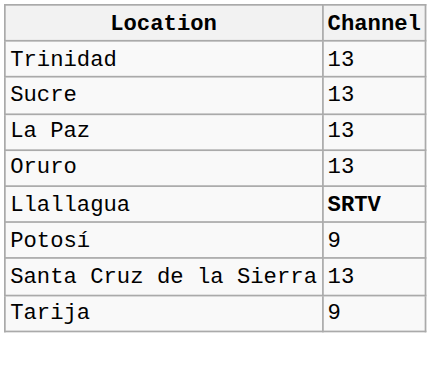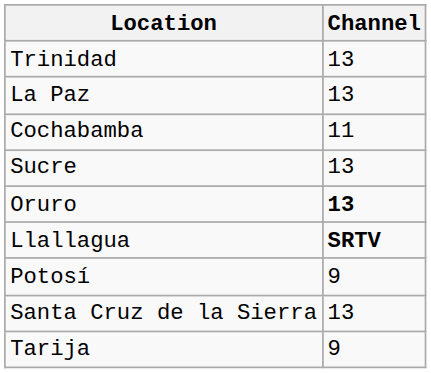rows swapped: (44, 95) <-> (50, 132)
+ row: (77, 132)
(341, 168) normal -> (341, 204) bold
